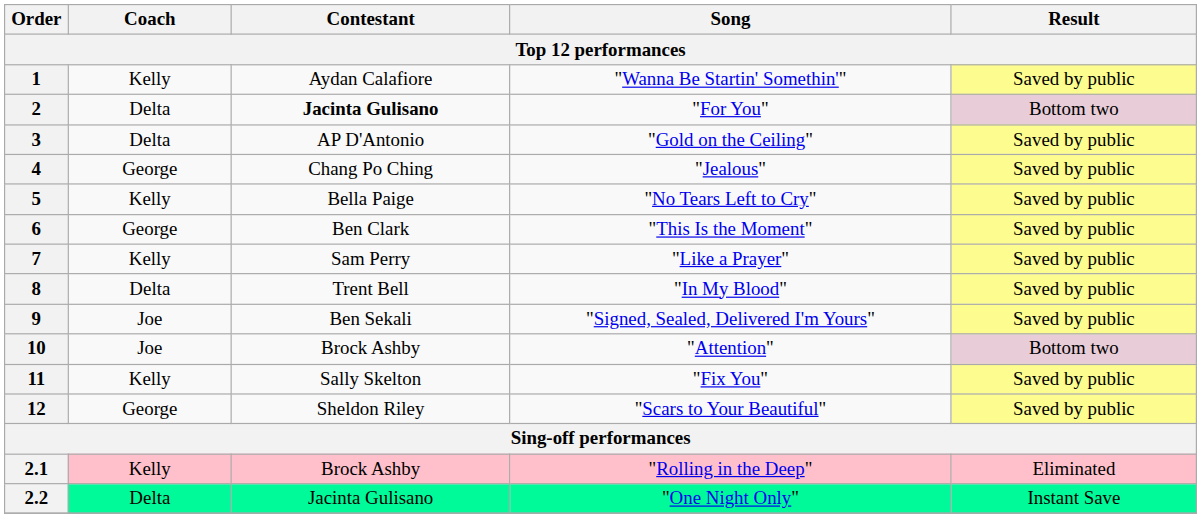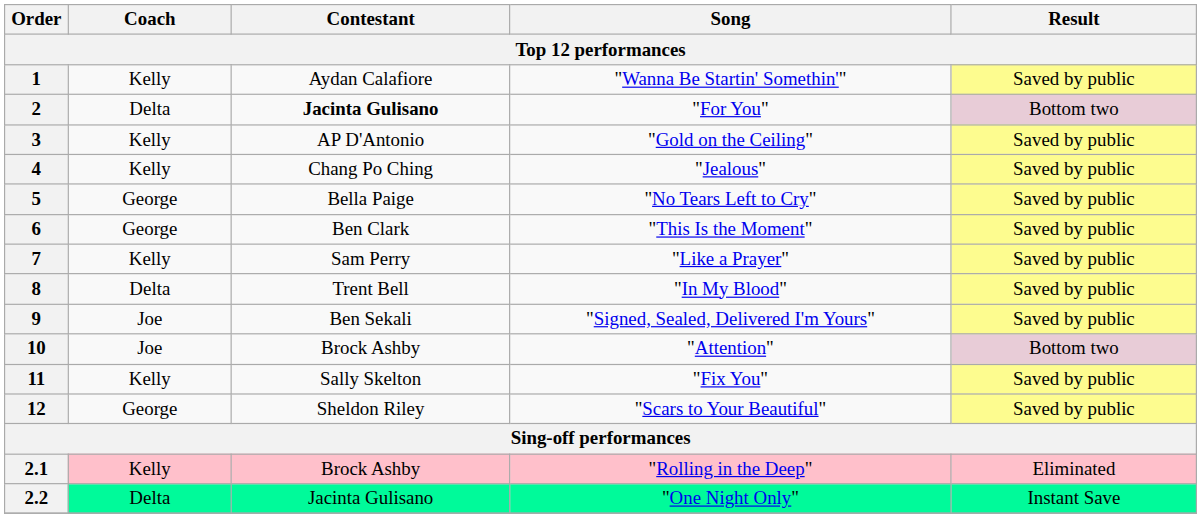(150, 139) Delta -> (150, 139) Kelly
(150, 169) George -> (150, 169) Kelly
(150, 199) Kelly -> (150, 199) George
